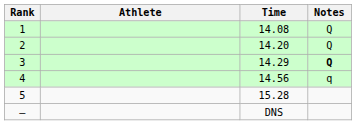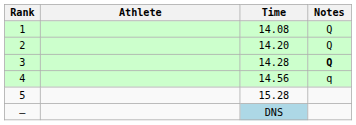(274, 62) 14.29 -> (274, 62) 14.28
(274, 112) no background -> (274, 112) lightblue background
